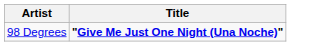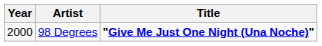+ column: (20, 13)
